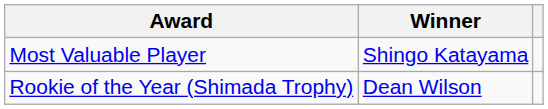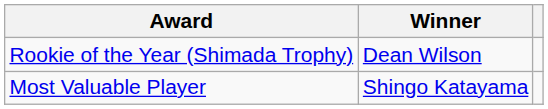rows swapped: (108, 54) <-> (181, 87)
